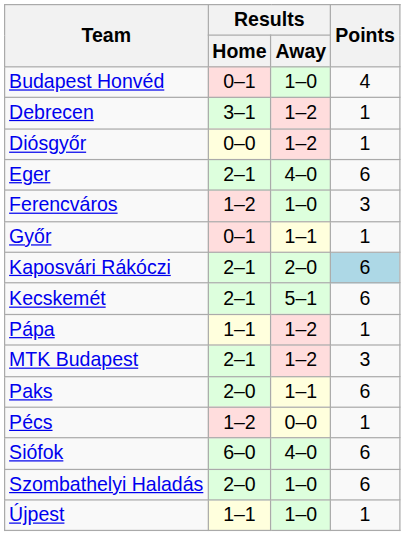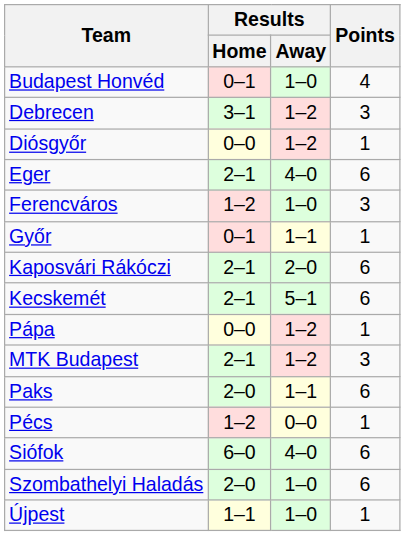(365, 112) 1 -> (365, 112) 3
(365, 267) lightblue background -> (365, 267) no background
(239, 329) 1–1 -> (239, 329) 0–0
